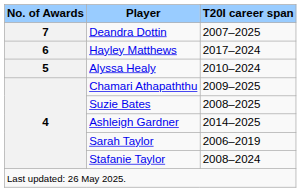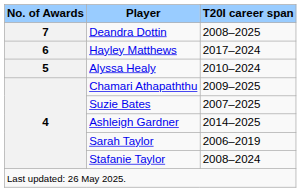(232, 31) 2007–2025 -> (232, 31) 2008–2025
(232, 104) 2008–2025 -> (232, 104) 2007–2025
